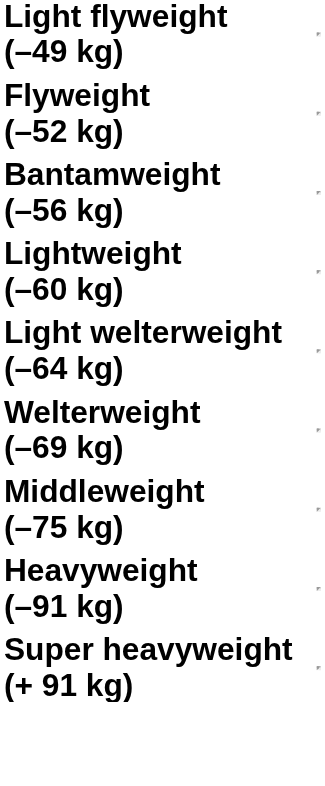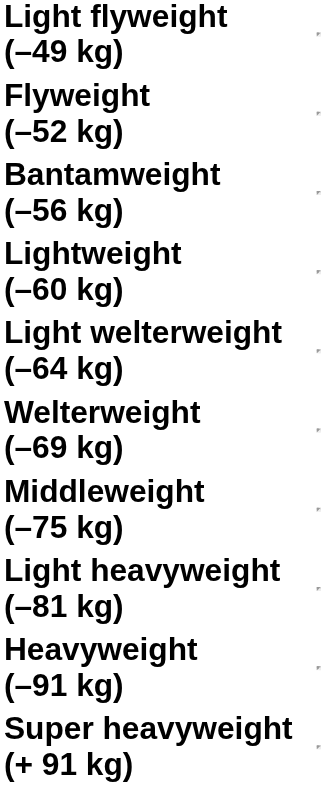+ row: (142, 588)
